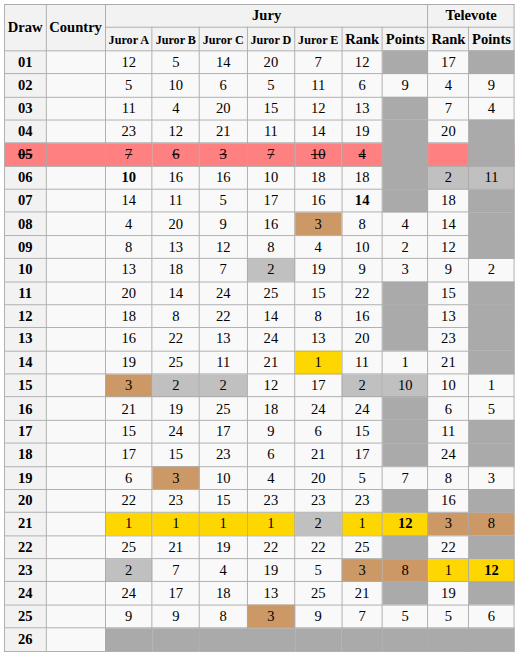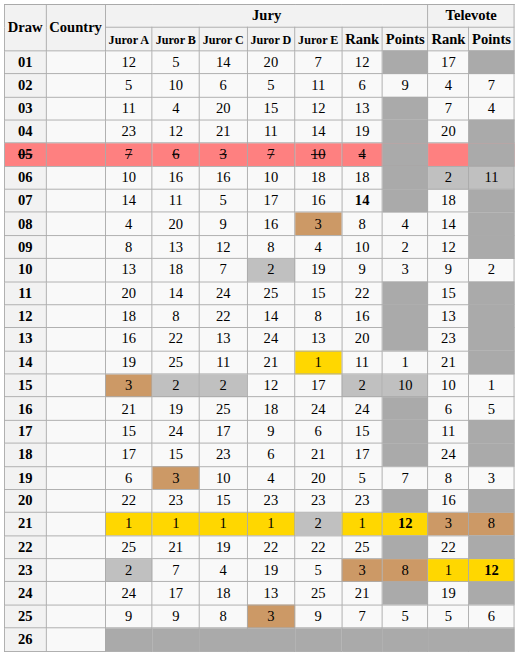(492, 85) 9 -> (492, 85) 7
(129, 177) bold -> (129, 177) normal
